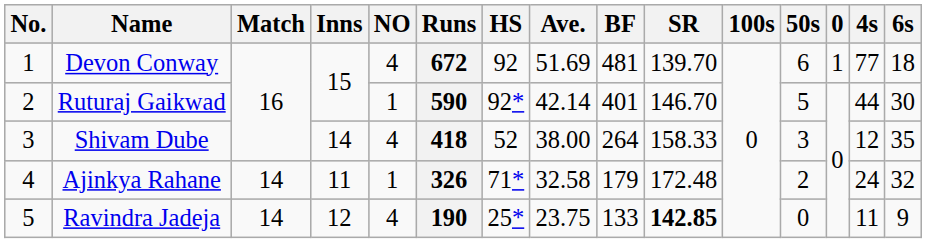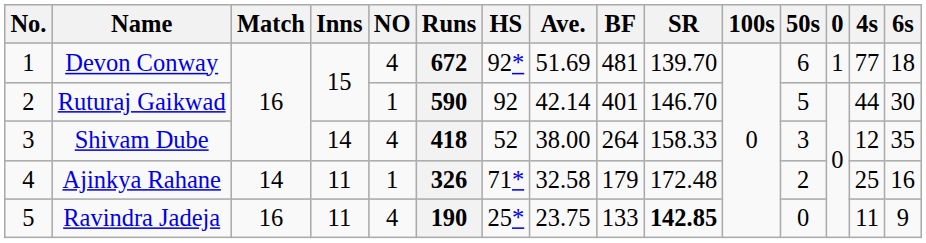(506, 62) 92 -> (506, 62) 92*
(506, 101) 92* -> (506, 101) 92
(867, 179) 24 -> (867, 179) 25
(903, 179) 32 -> (903, 179) 16
(271, 218) 14 -> (271, 218) 16
(339, 218) 12 -> (339, 218) 11
